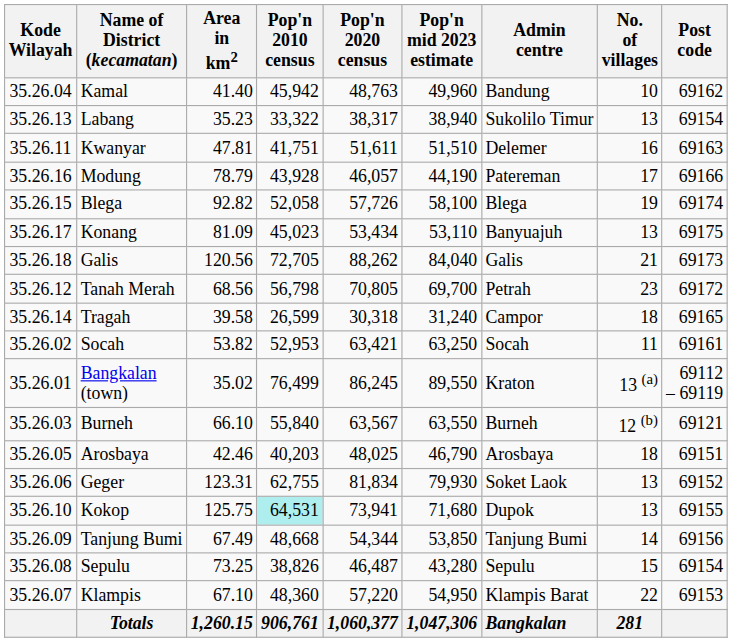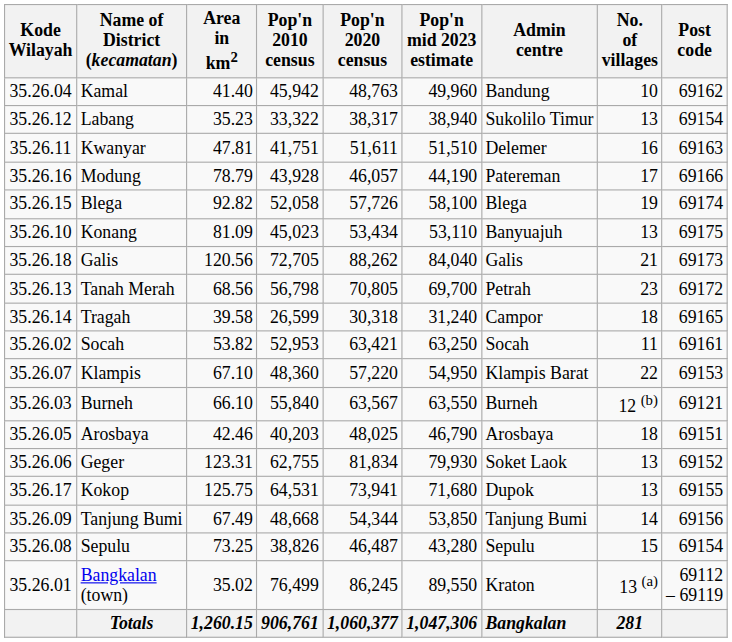(41, 119) 35.26.13 -> (41, 119) 35.26.12
(41, 232) 35.26.17 -> (41, 232) 35.26.10
(41, 288) 35.26.12 -> (41, 288) 35.26.13
rows swapped: (119, 383) <-> (111, 595)
(41, 510) 35.26.10 -> (41, 490) 35.26.17
(294, 510) paleturquoise background -> (294, 490) no background
